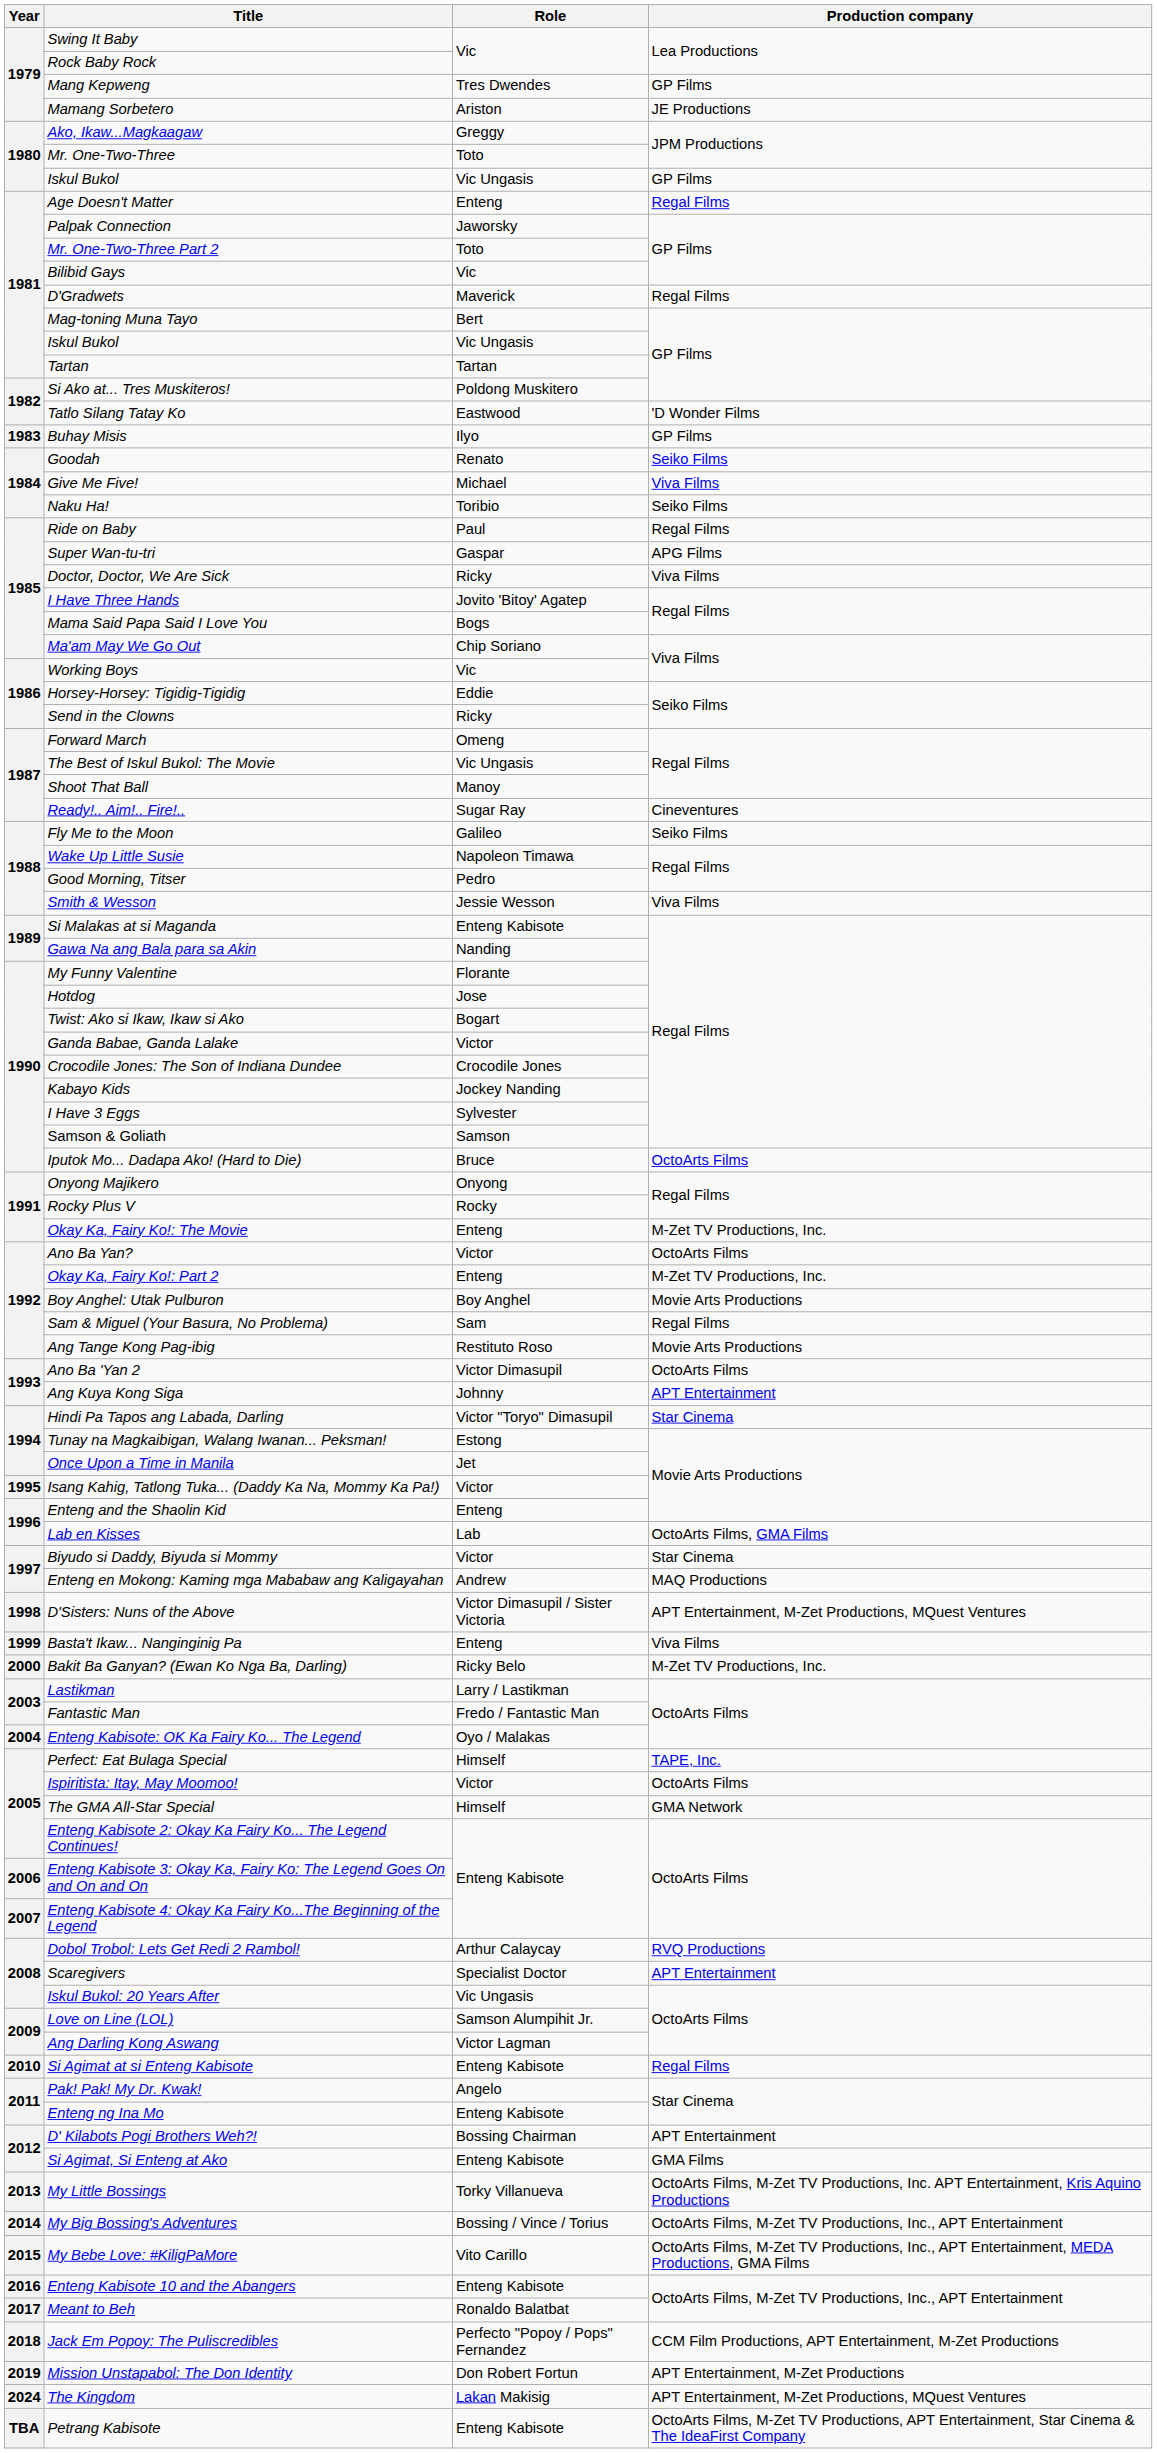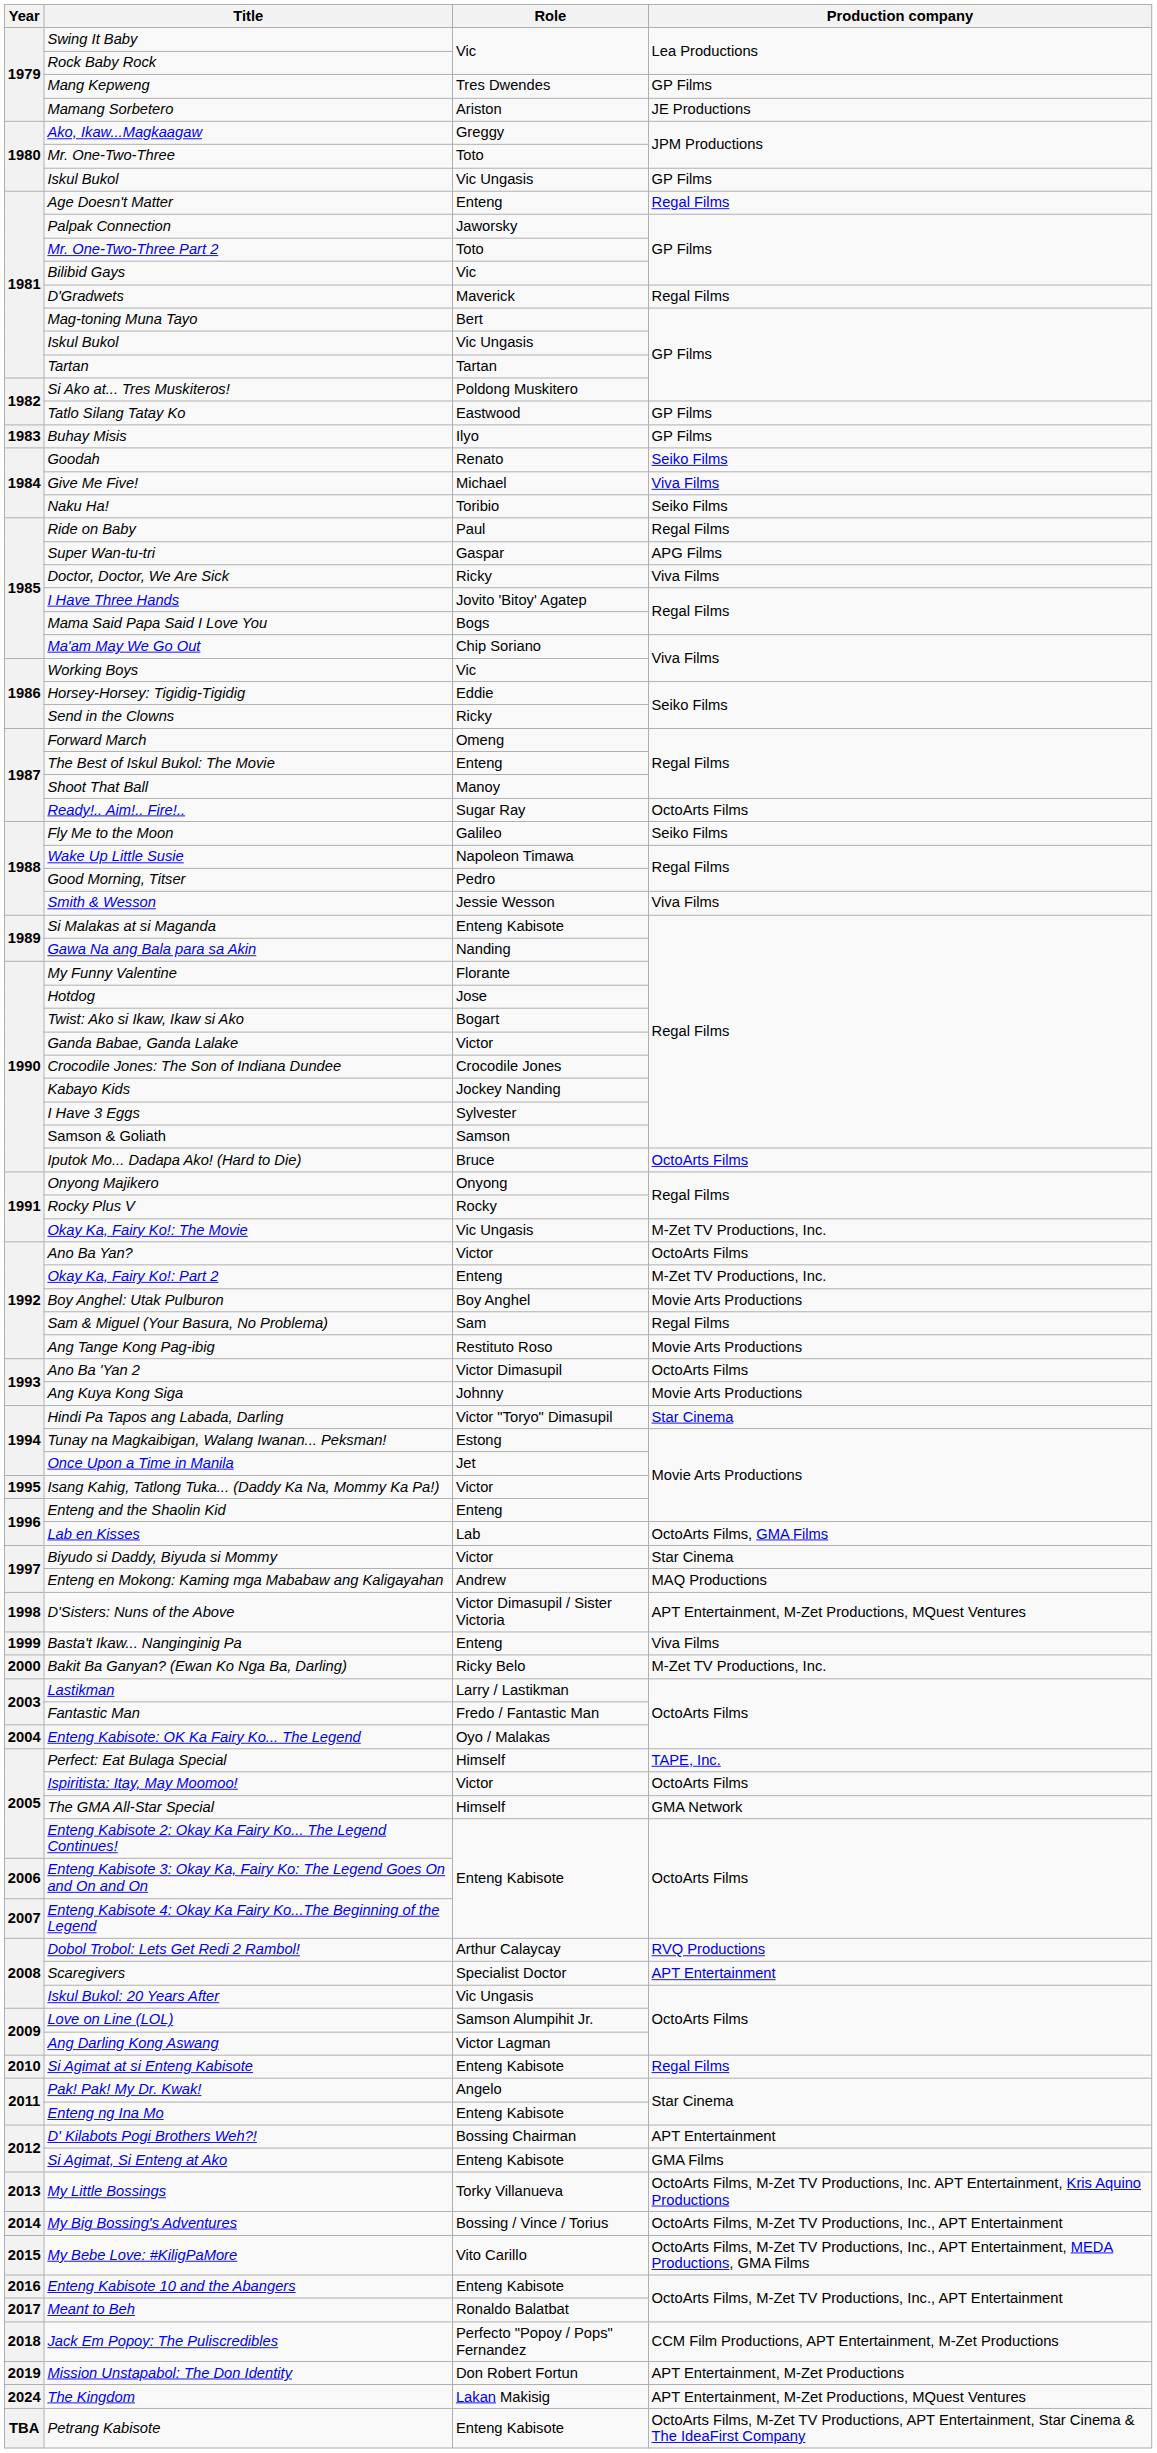(706, 413) 'D Wonder Films -> (682, 413) GP Films
(495, 763) Vic Ungasis -> (479, 763) Enteng
(695, 809) Cineventures -> (700, 809) OctoArts Films
(479, 1230) Enteng -> (495, 1230) Vic Ungasis
(714, 1393) APT Entertainment -> (727, 1393) Movie Arts Productions
